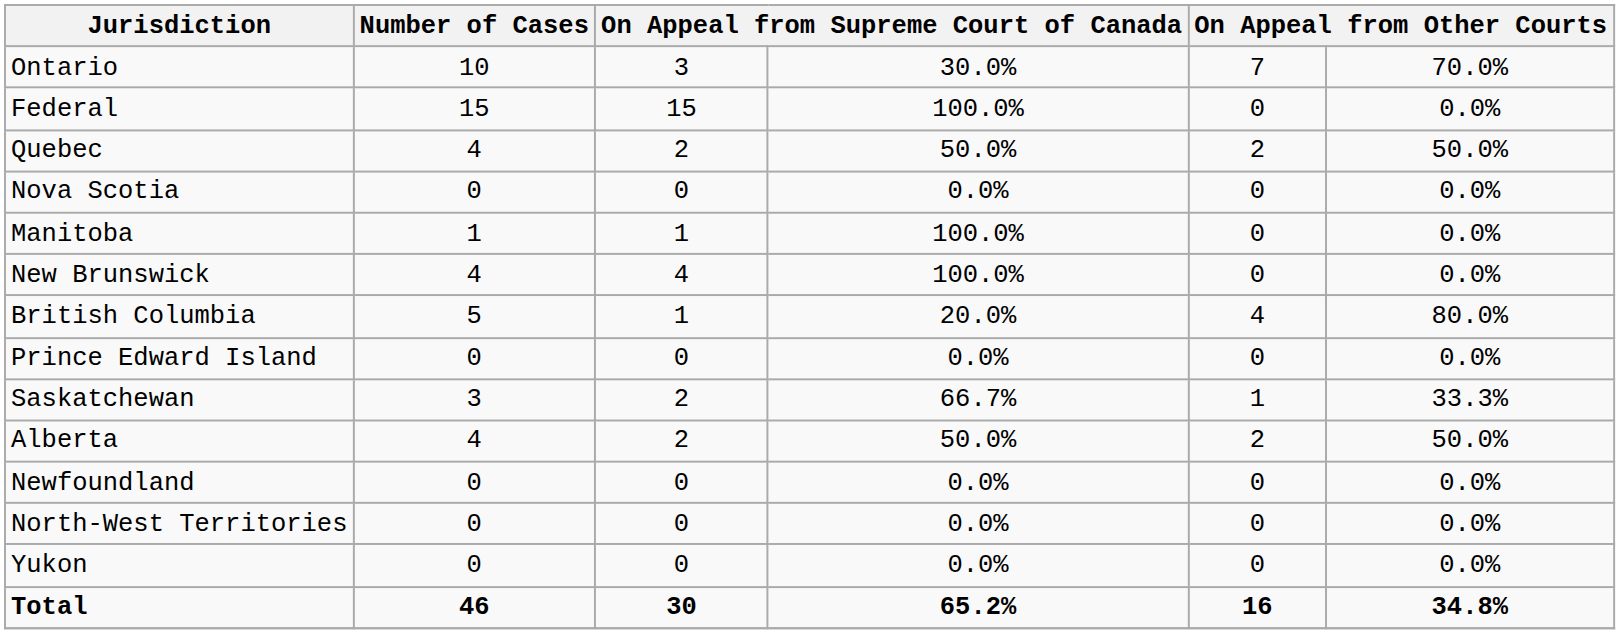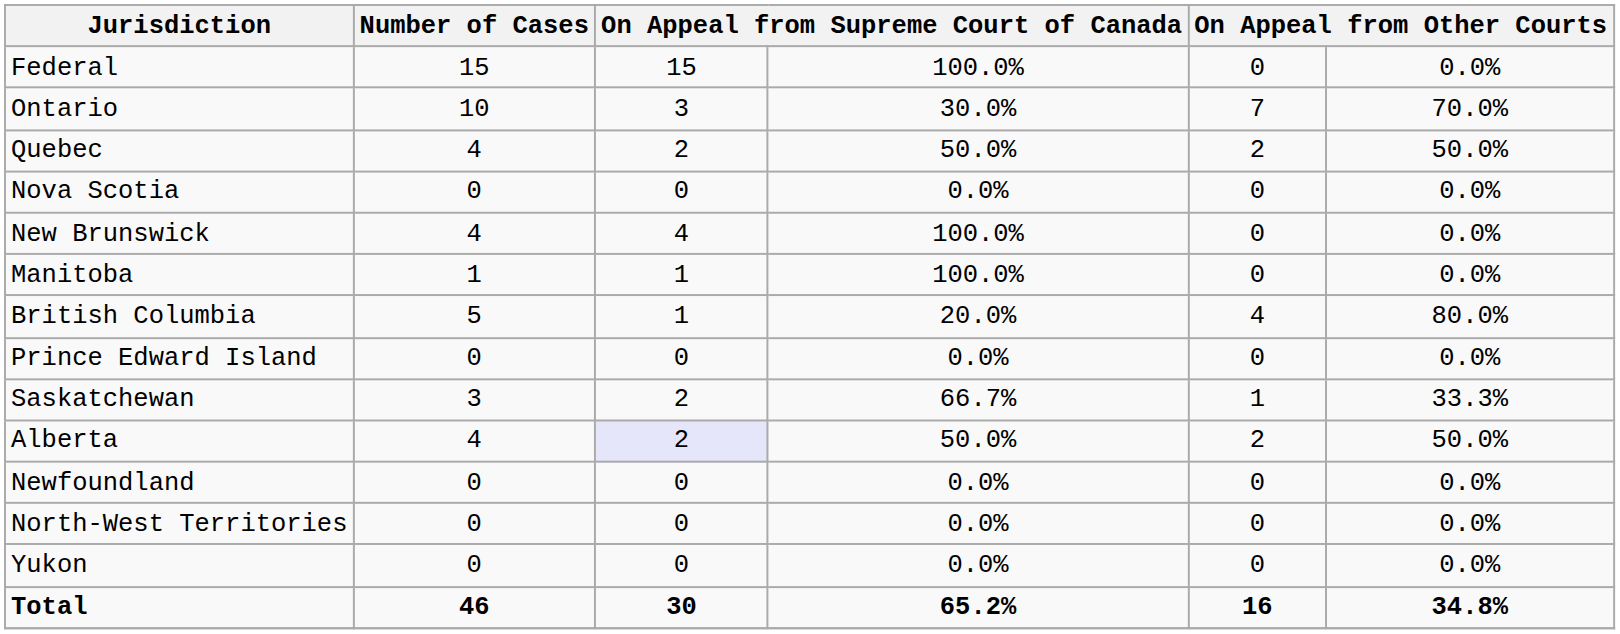rows swapped: (65, 109) <-> (65, 67)
rows swapped: (110, 275) <-> (72, 233)
(681, 441) no background -> (681, 441) lavender background
